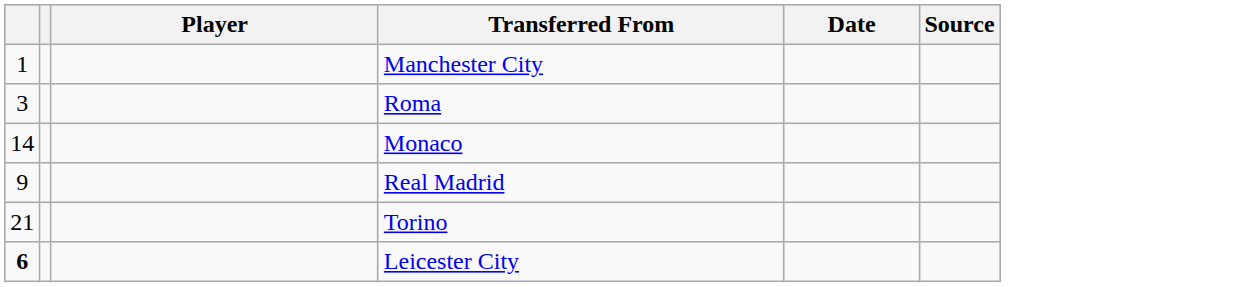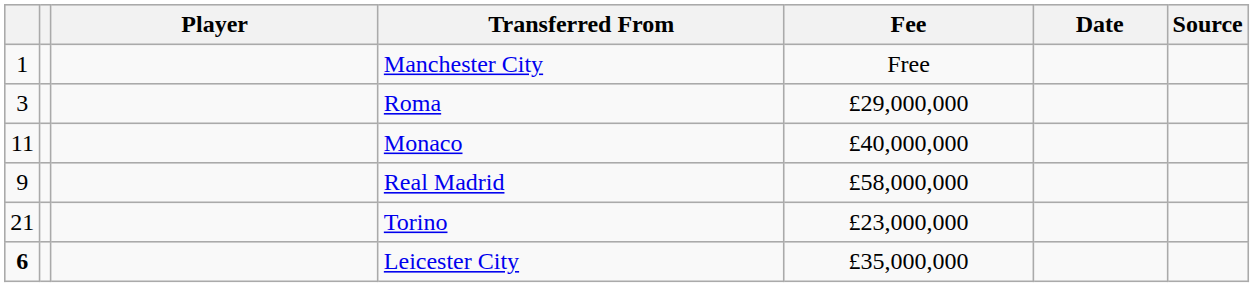+ column: (908, 24)
(22, 143) 14 -> (22, 143) 11
